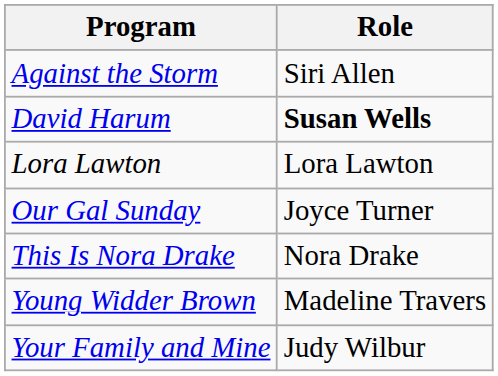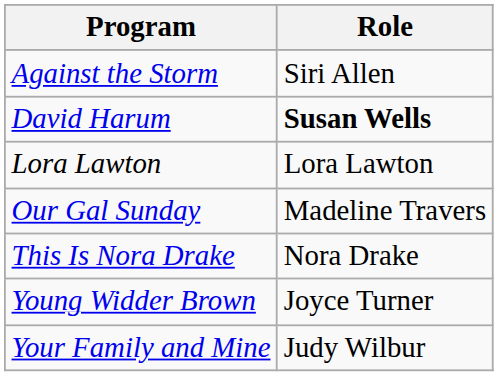(359, 210) Joyce Turner -> (385, 210) Madeline Travers
(385, 301) Madeline Travers -> (359, 301) Joyce Turner
